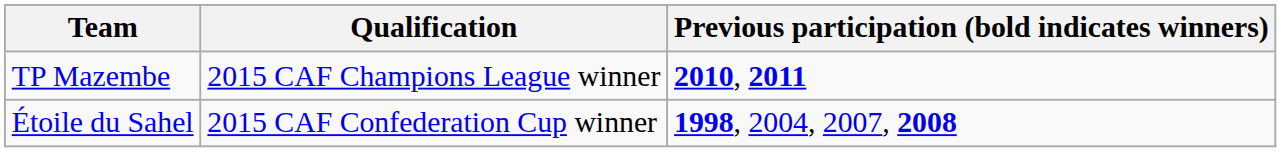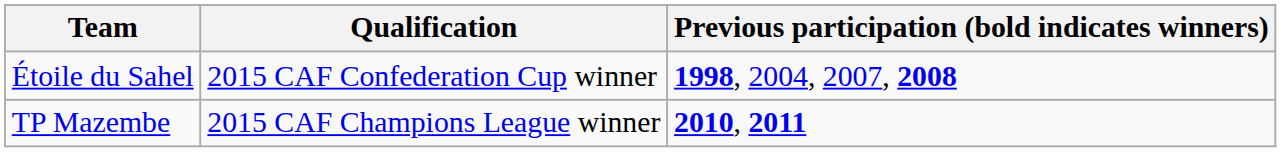rows swapped: (91, 75) <-> (103, 122)
